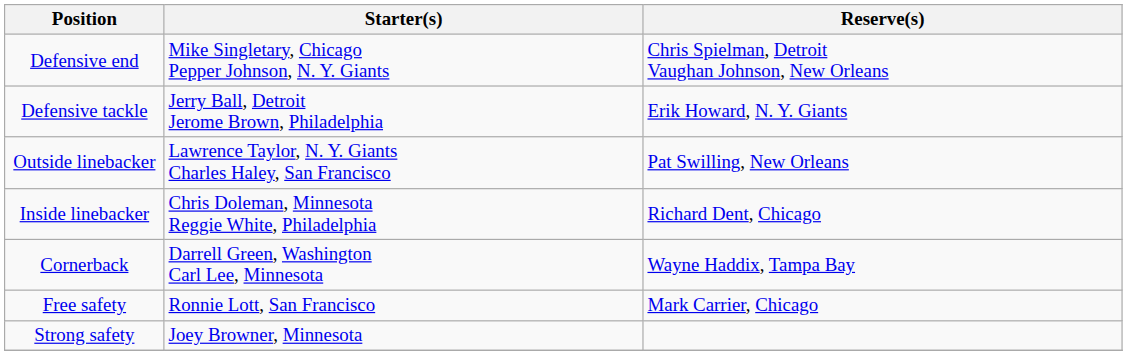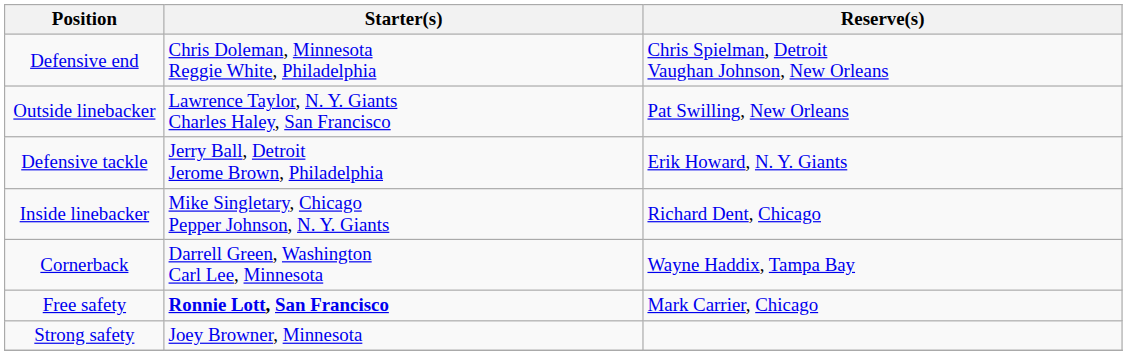(279, 60) Mike Singletary, Chicago Pepper Johnson, N. Y. Giants -> (272, 60) Chris Doleman, Minnesota Reggie White, Philadelphia
rows swapped: (84, 111) <-> (84, 162)
(272, 213) Chris Doleman, Minnesota Reggie White, Philadelphia -> (279, 213) Mike Singletary, Chicago Pepper Johnson, N. Y. Giants
(272, 305) normal -> (279, 305) bold
